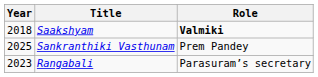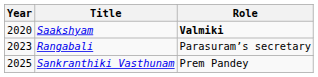(19, 30) 2018 -> (19, 30) 2020
rows swapped: (65, 64) <-> (106, 47)
